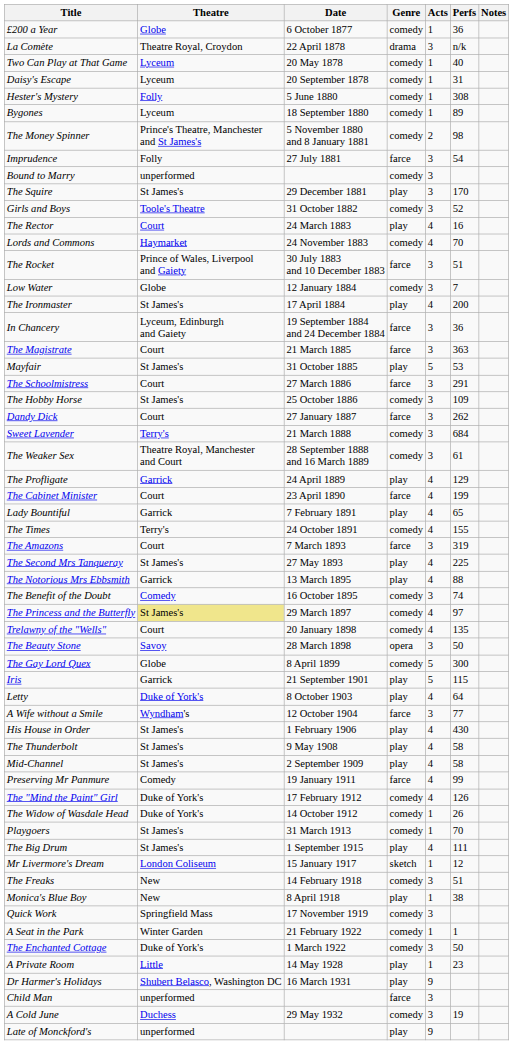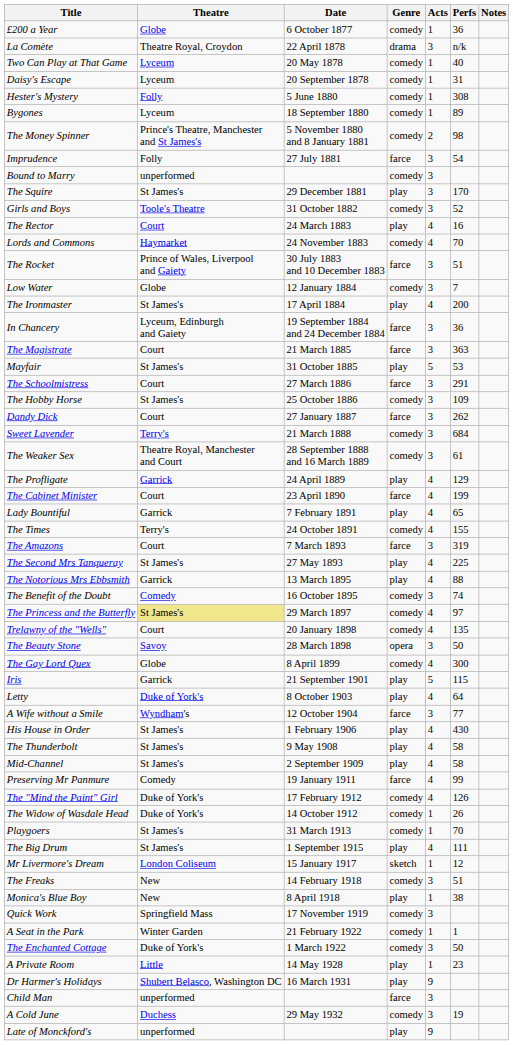(431, 663) 5 -> (431, 663) 4
